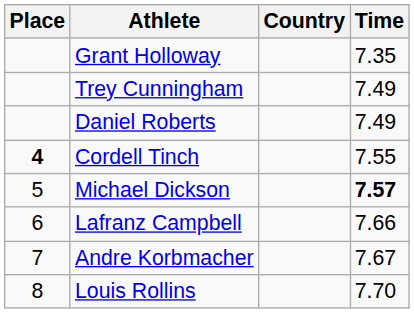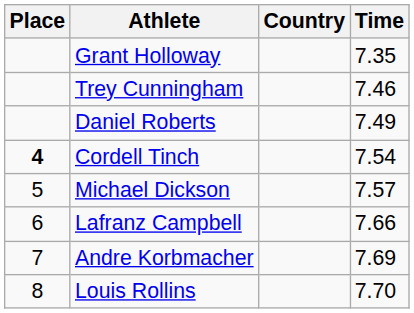(375, 88) 7.49 -> (375, 88) 7.46
(375, 156) 7.55 -> (375, 156) 7.54
(375, 190) bold -> (375, 190) normal
(375, 257) 7.67 -> (375, 257) 7.69
